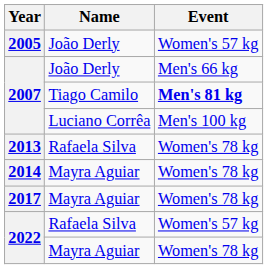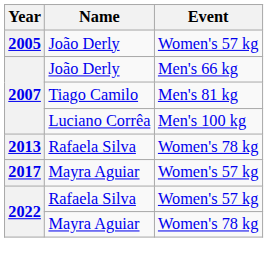(200, 95) bold -> (198, 95) normal
- row: (25, 172)
(208, 198) Women's 78 kg -> (208, 172) Women's 57 kg
